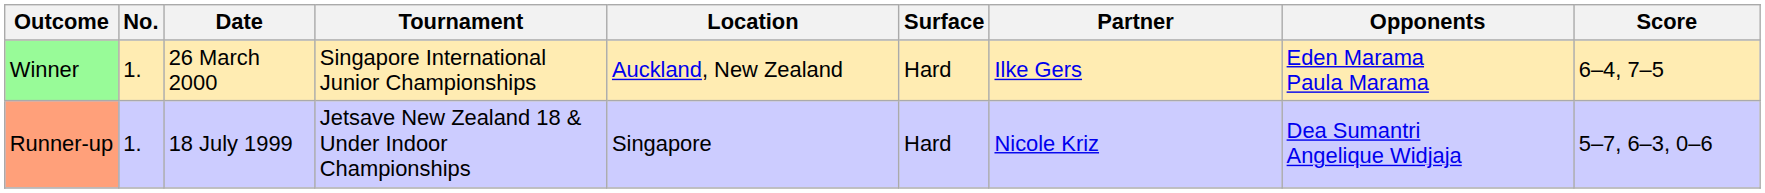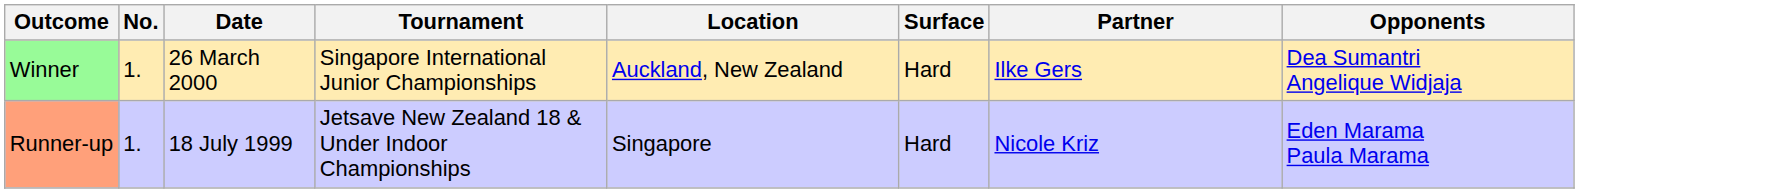- column: (1667, 21)
(1358, 69) Eden Marama Paula Marama -> (1374, 69) Dea Sumantri Angelique Widjaja
(1374, 143) Dea Sumantri Angelique Widjaja -> (1358, 143) Eden Marama Paula Marama
